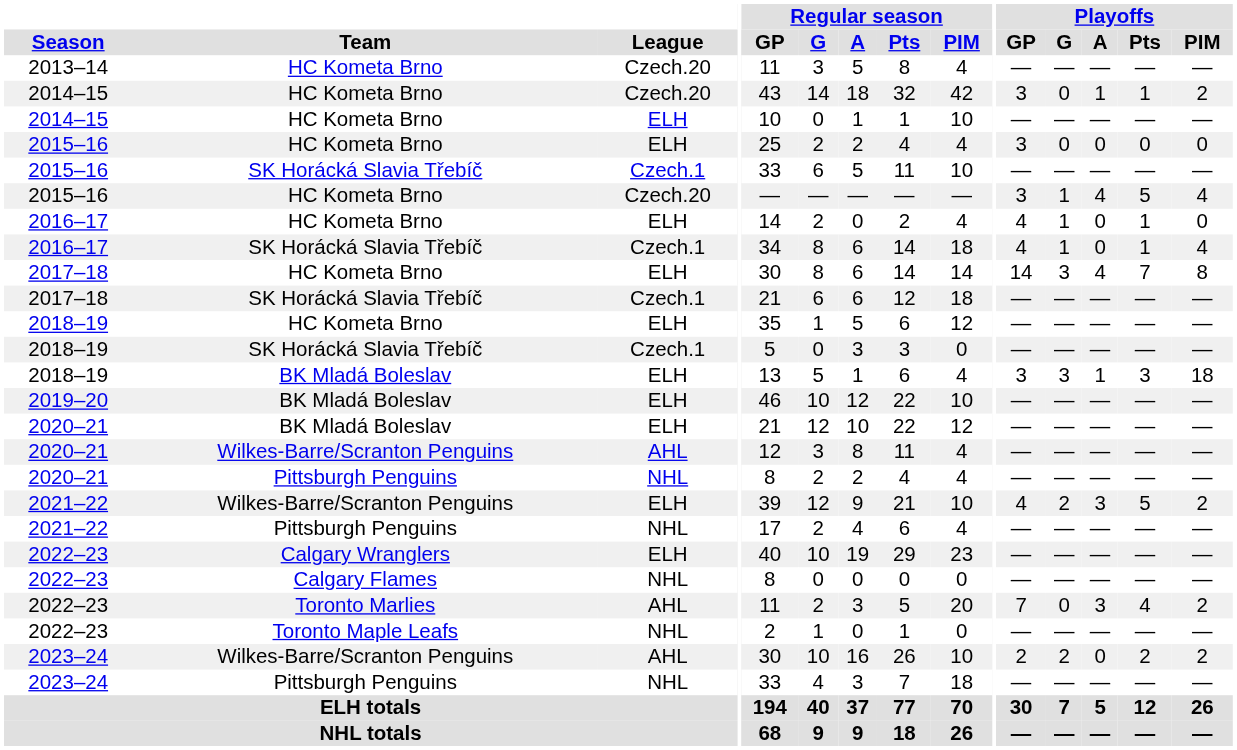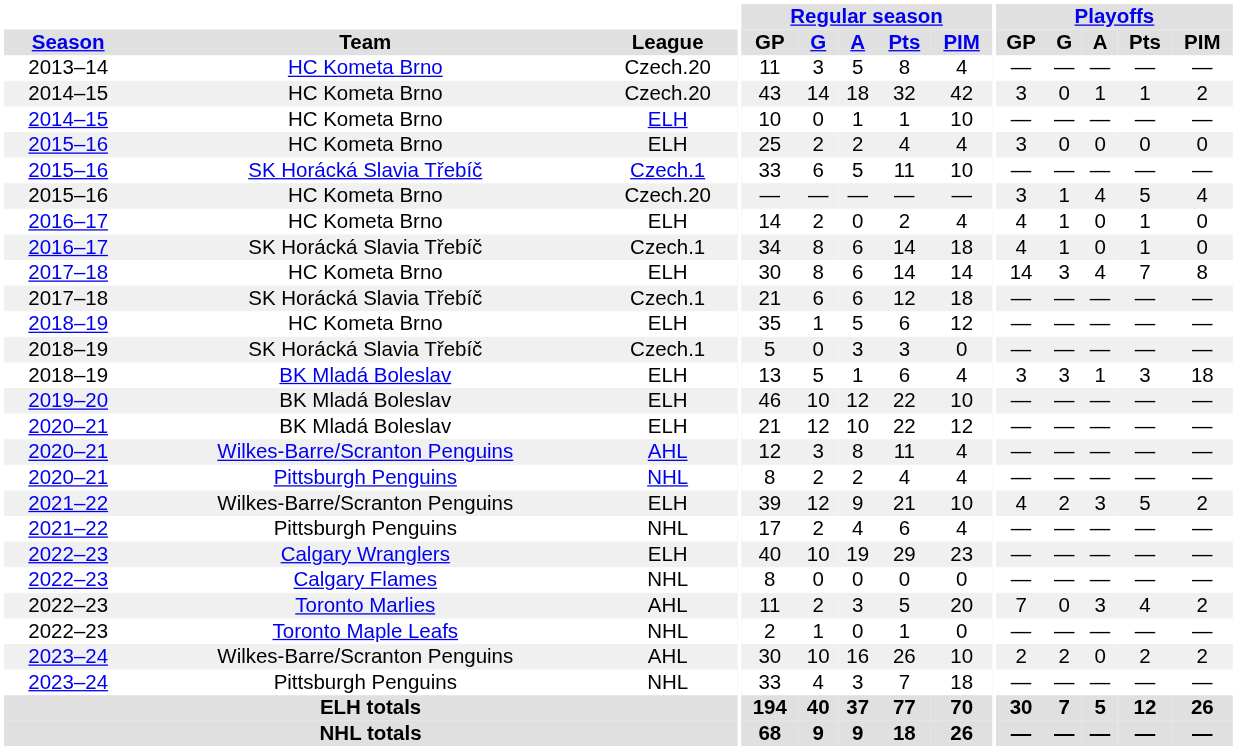(1202, 247) 4 -> (1202, 247) 0
